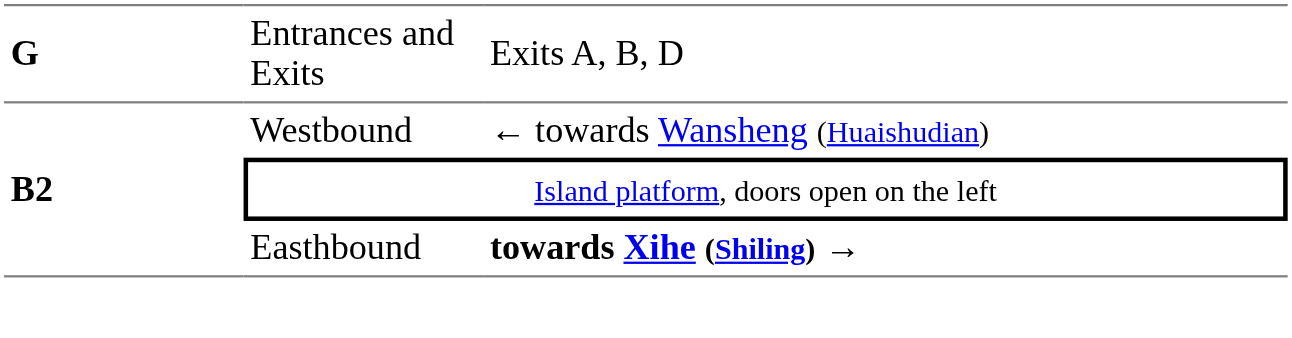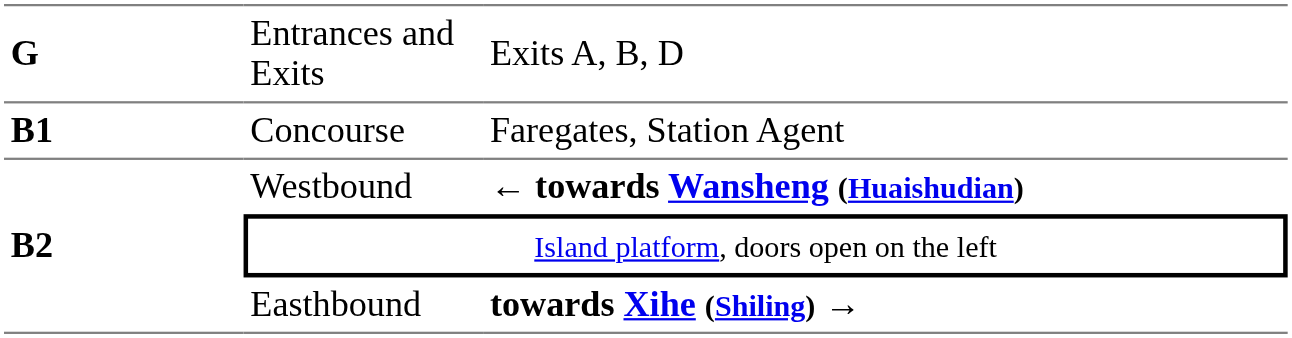+ row: (328, 129)
(740, 129) normal -> (757, 186) bold
